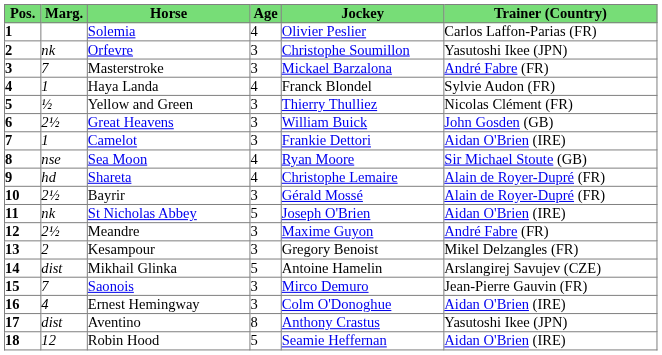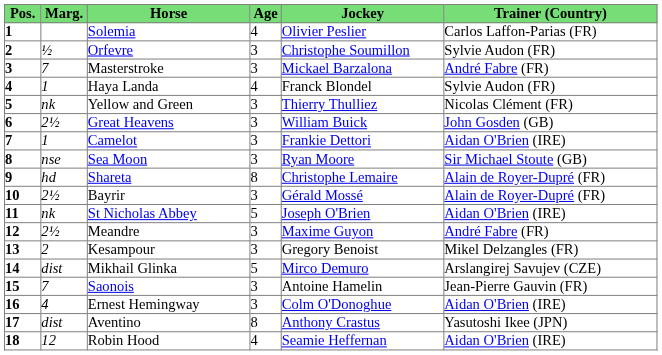(48, 49) nk -> (47, 49) ½
(506, 49) Yasutoshi Ikee (JPN) -> (500, 49) Sylvie Audon (FR)
(47, 104) ½ -> (48, 104) nk
(254, 159) 4 -> (254, 159) 3
(254, 177) 4 -> (254, 177) 8
(332, 268) Antoine Hamelin -> (325, 268) Mirco Demuro
(325, 286) Mirco Demuro -> (332, 286) Antoine Hamelin
(254, 340) 5 -> (254, 340) 4
